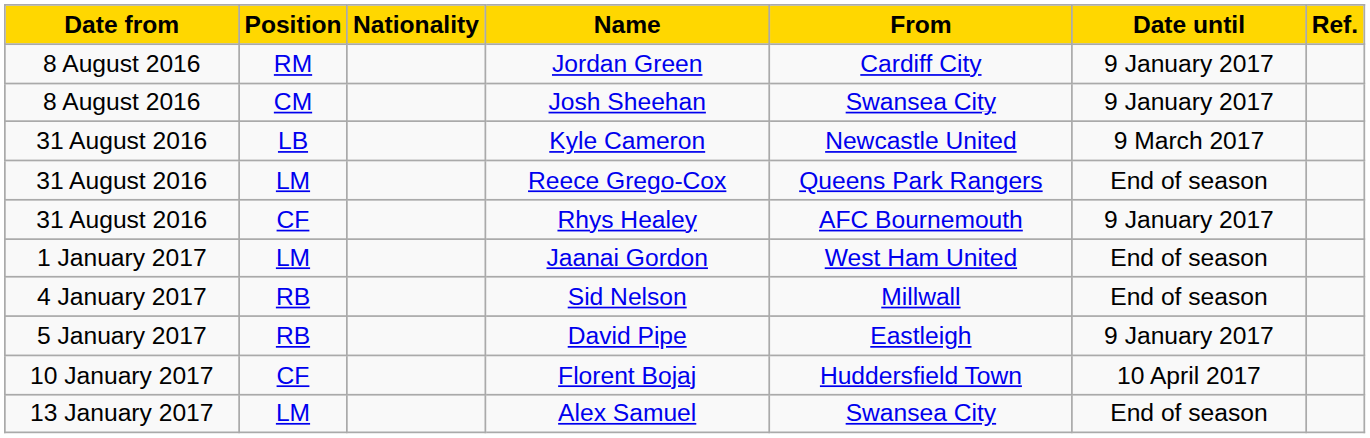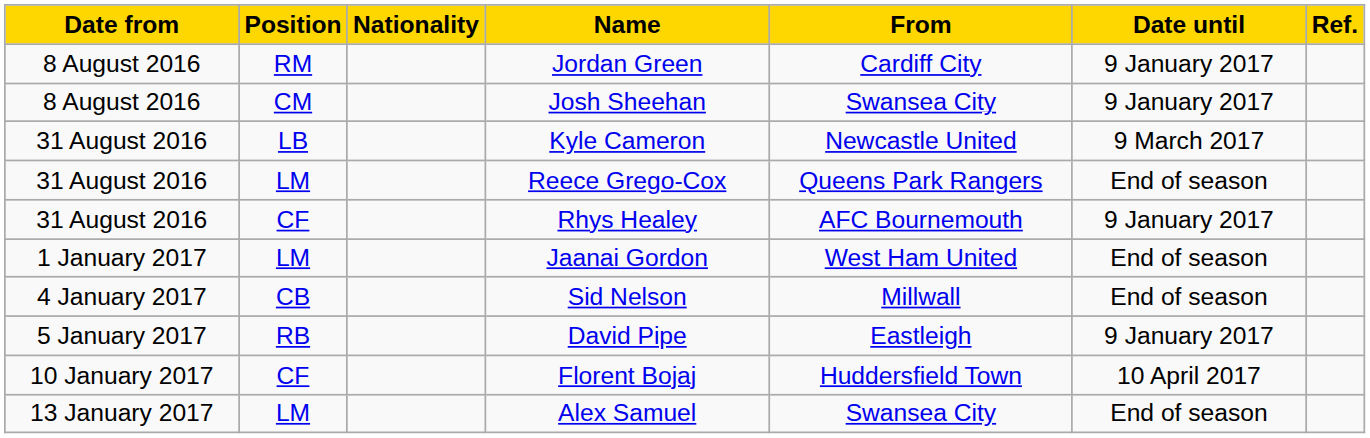(293, 297) RB -> (293, 297) CB
